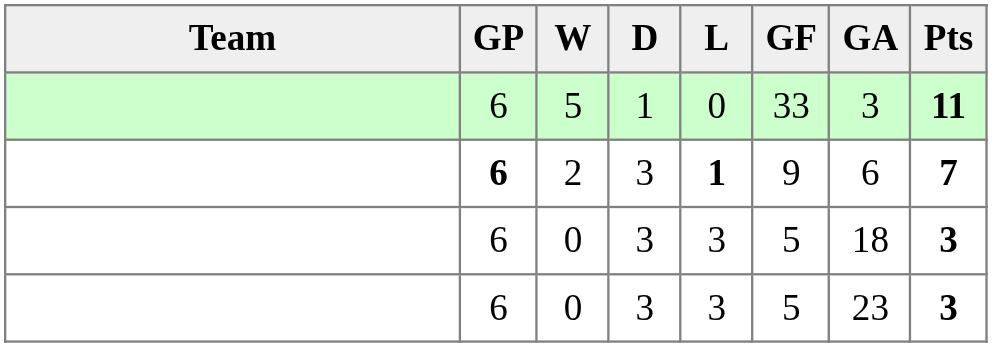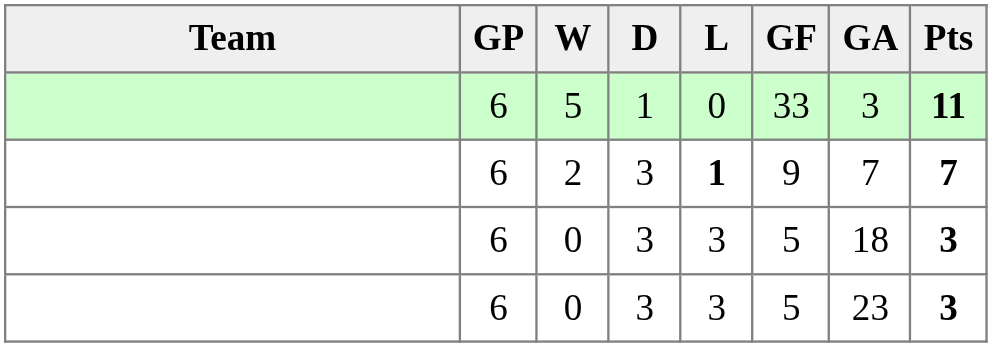(498, 172) bold -> (498, 172) normal
(870, 172) 6 -> (870, 172) 7
